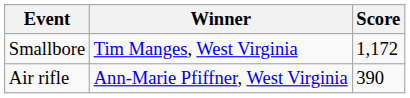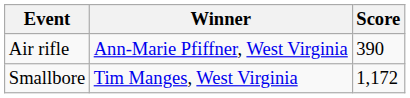rows swapped: (47, 48) <-> (39, 78)
